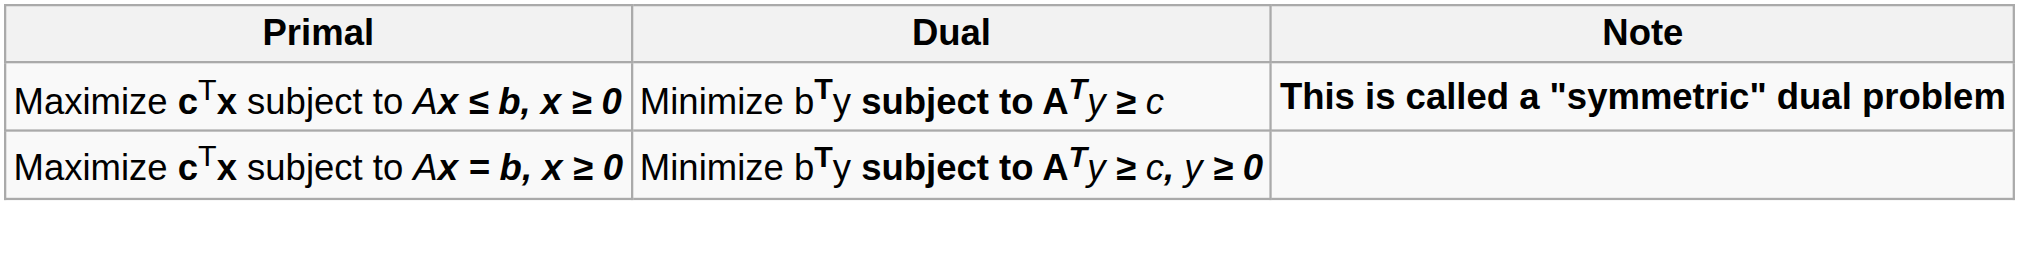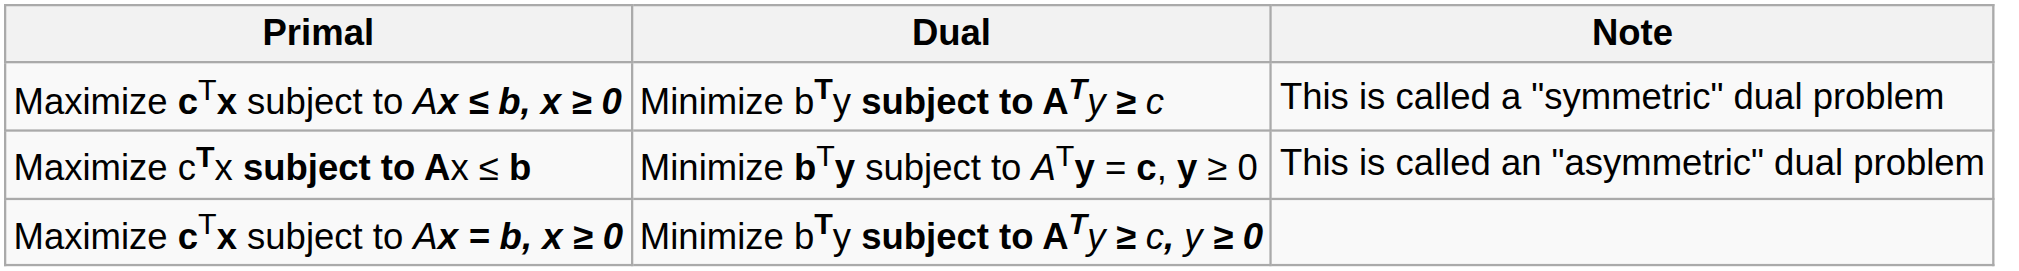(1643, 96) bold -> (1612, 96) normal
+ row: (272, 163)
